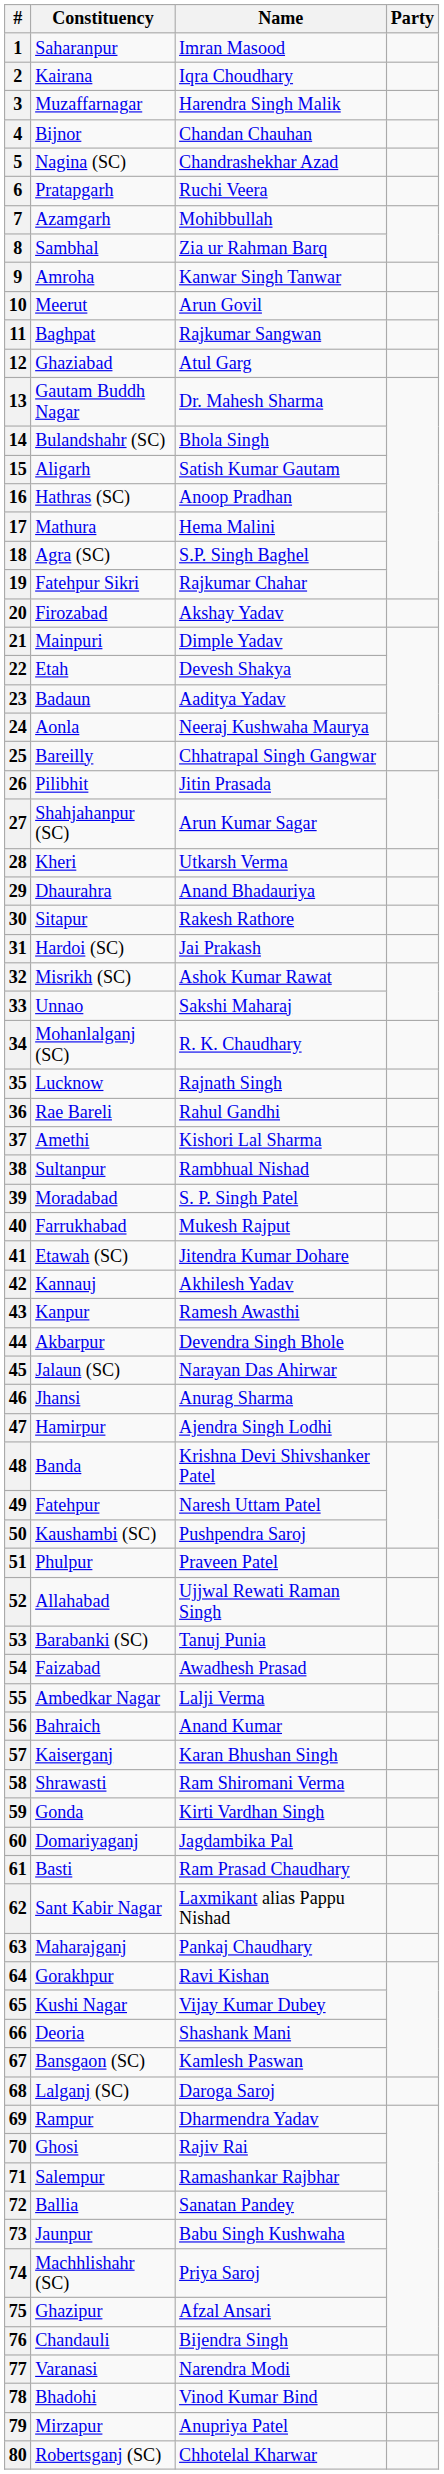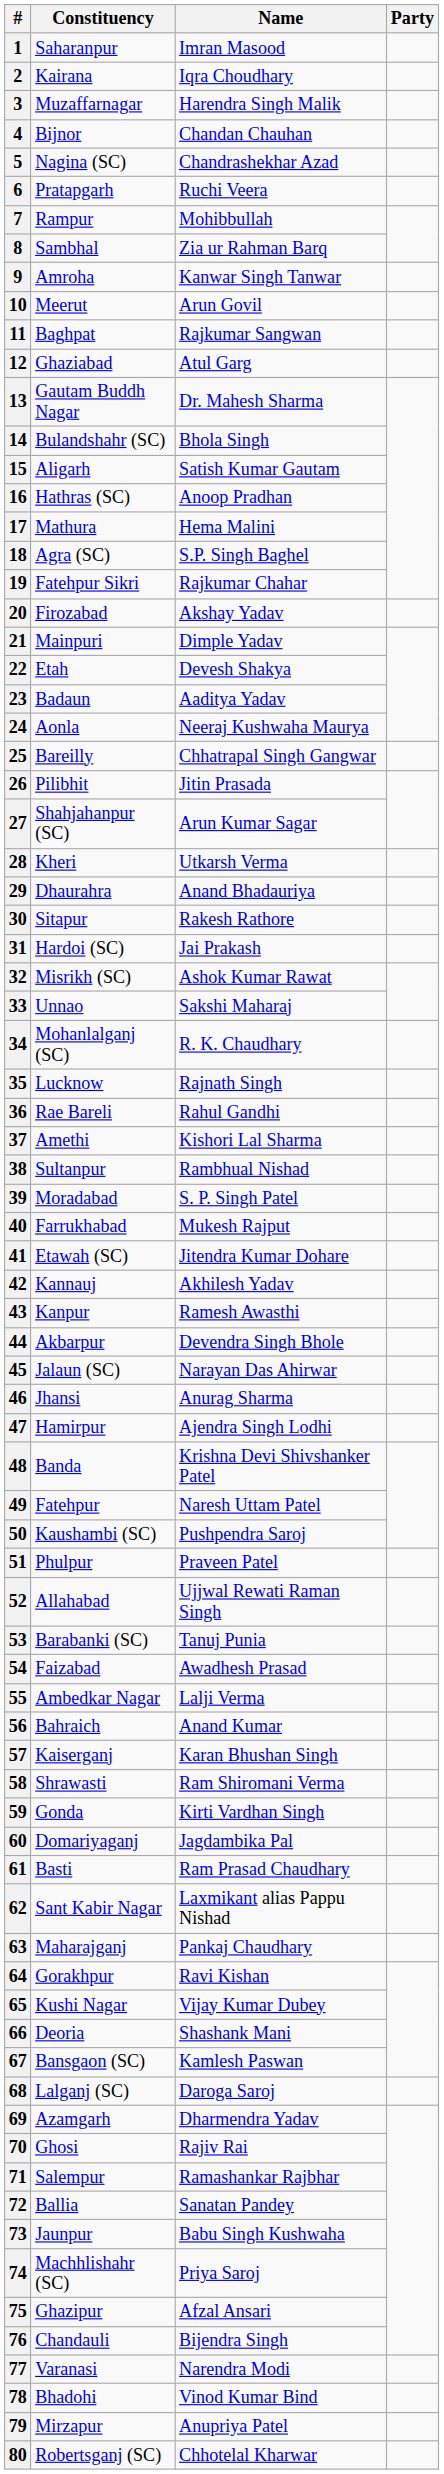(73, 219) Azamgarh -> (64, 219) Rampur
(64, 2119) Rampur -> (73, 2119) Azamgarh
